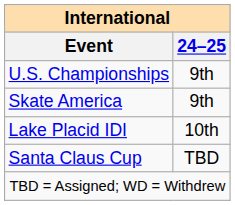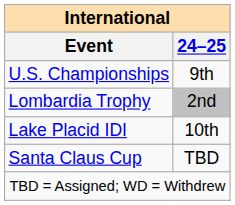- row: (65, 102)
+ row: (80, 102)
